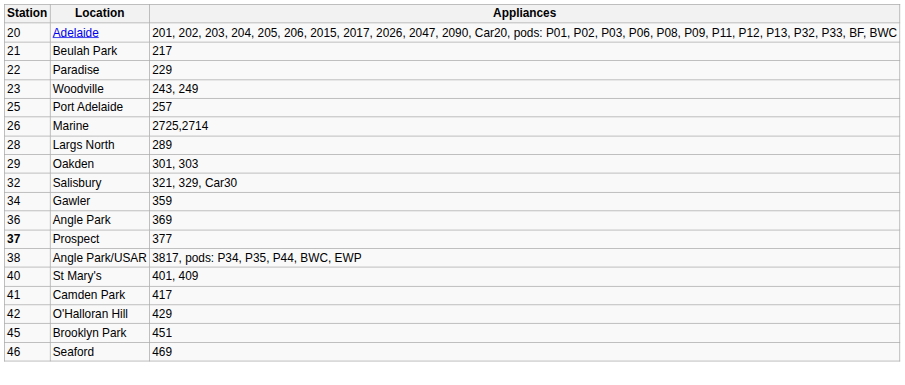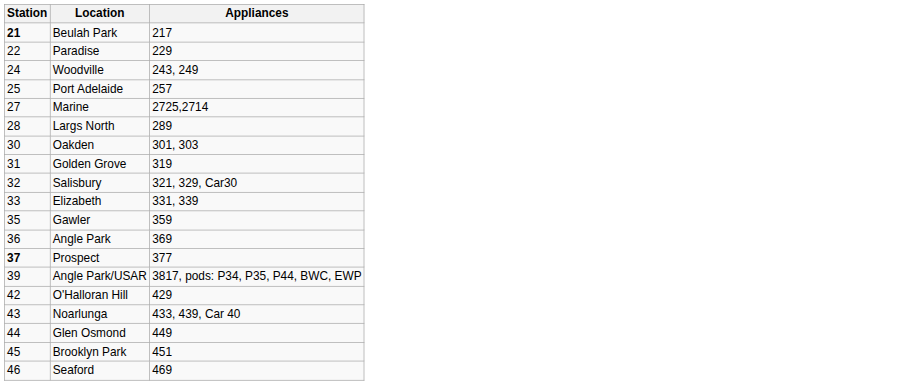- row: (76, 32)
(14, 51) normal -> (14, 32) bold
(14, 88) 23 -> (14, 70) 24
(14, 126) 26 -> (14, 107) 27
(14, 164) 29 -> (14, 145) 30
+ row: (90, 164)
+ row: (77, 201)
(14, 201) 34 -> (14, 220) 35
(14, 257) 38 -> (14, 276) 39
- row: (77, 276)
- row: (89, 295)
+ row: (80, 314)
+ row: (89, 333)
